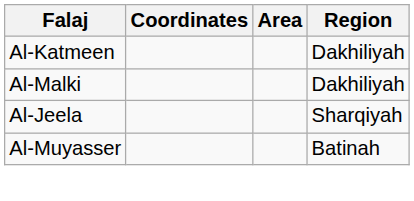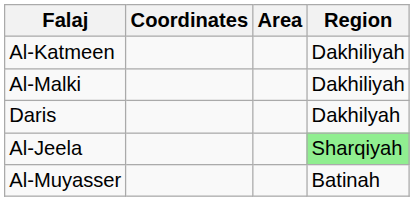+ row: (33, 116)
(357, 116) no background -> (357, 148) lightgreen background
